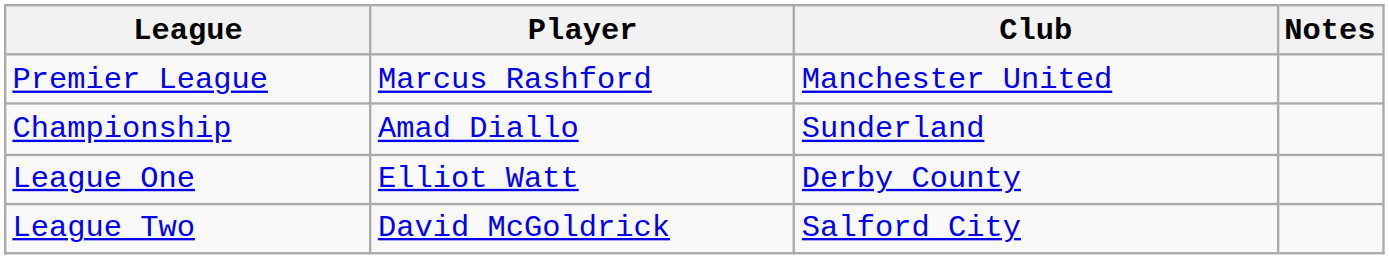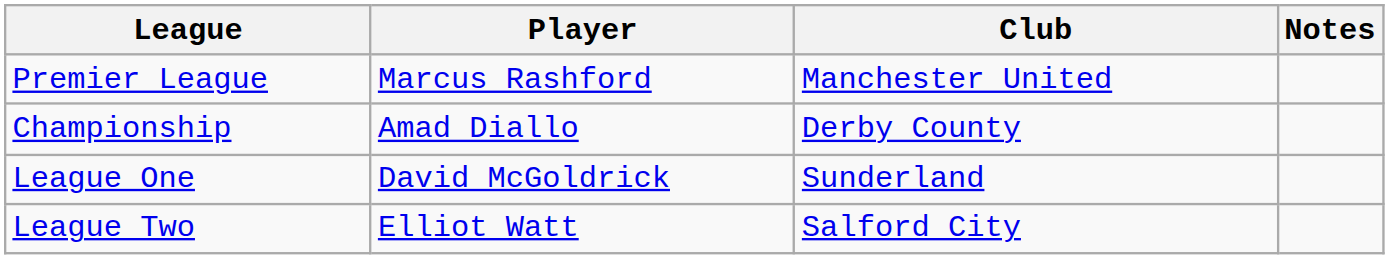(893, 129) Sunderland -> (911, 129) Derby County
(478, 179) Elliot Watt -> (524, 179) David McGoldrick
(911, 179) Derby County -> (893, 179) Sunderland
(524, 228) David McGoldrick -> (478, 228) Elliot Watt
